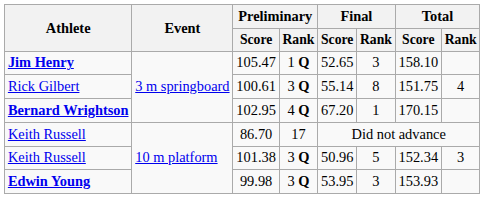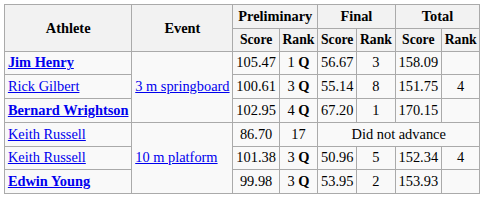(337, 62) 52.65 -> (337, 62) 56.67
(418, 62) 158.10 -> (418, 62) 158.09
(461, 157) 3 -> (461, 157) 4
(376, 181) 3 -> (376, 181) 2
